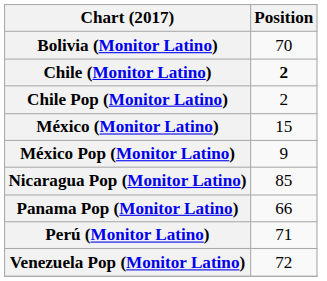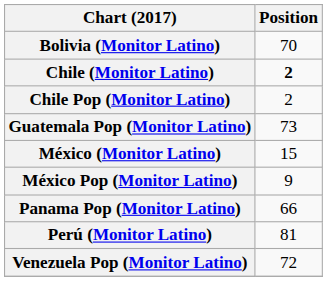+ row: (130, 126)
- row: (127, 180)
(284, 235) 71 -> (289, 235) 81
